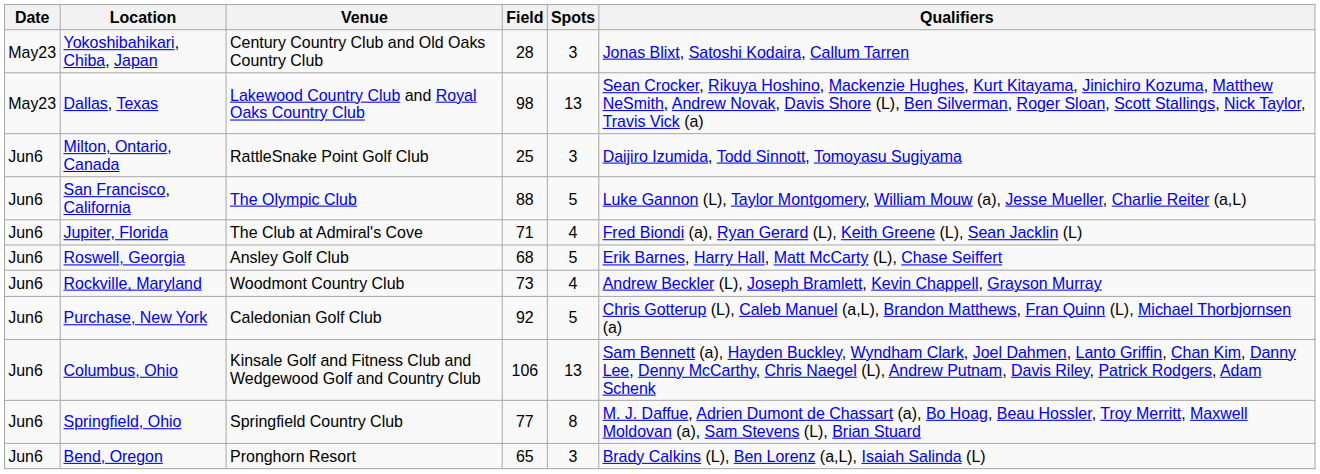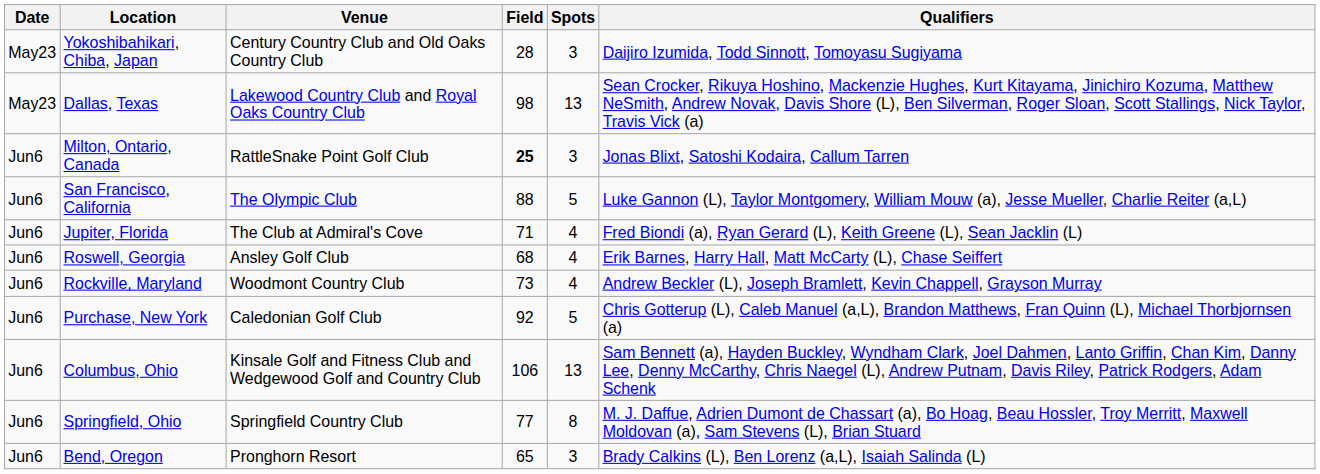(756, 52) Jonas Blixt, Satoshi Kodaira, Callum Tarren -> (782, 52) Daijiro Izumida, Todd Sinnott, Tomoyasu Sugiyama
(525, 156) normal -> (525, 156) bold
(782, 156) Daijiro Izumida, Todd Sinnott, Tomoyasu Sugiyama -> (756, 156) Jonas Blixt, Satoshi Kodaira, Callum Tarren
(573, 258) 5 -> (573, 258) 4
